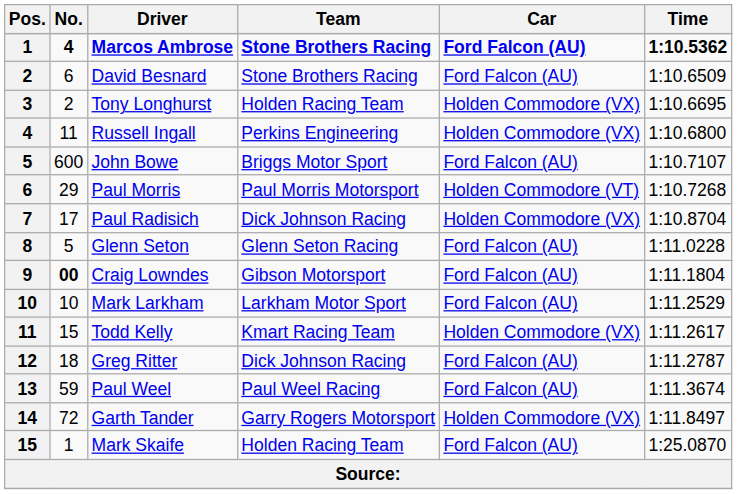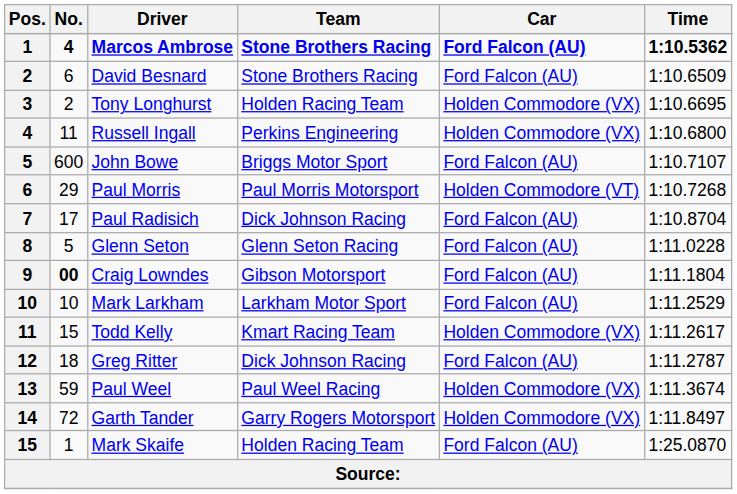(542, 218) Holden Commodore (VX) -> (511, 218) Ford Falcon (AU)
(511, 388) Ford Falcon (AU) -> (542, 388) Holden Commodore (VX)
